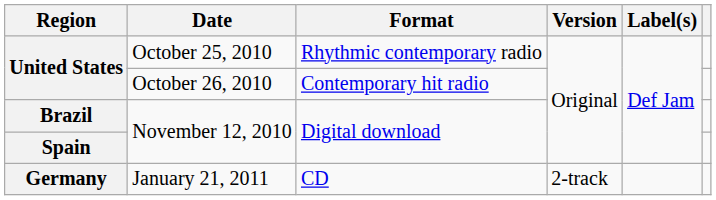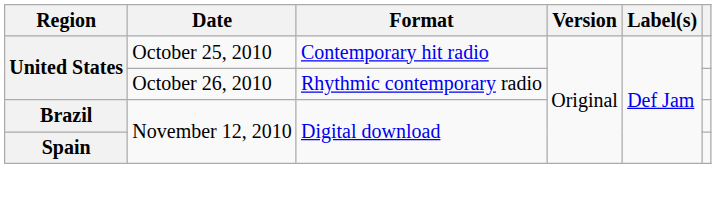(422, 52) Rhythmic contemporary radio -> (395, 52) Contemporary hit radio
(395, 83) Contemporary hit radio -> (422, 83) Rhythmic contemporary radio
- row: (66, 178)
